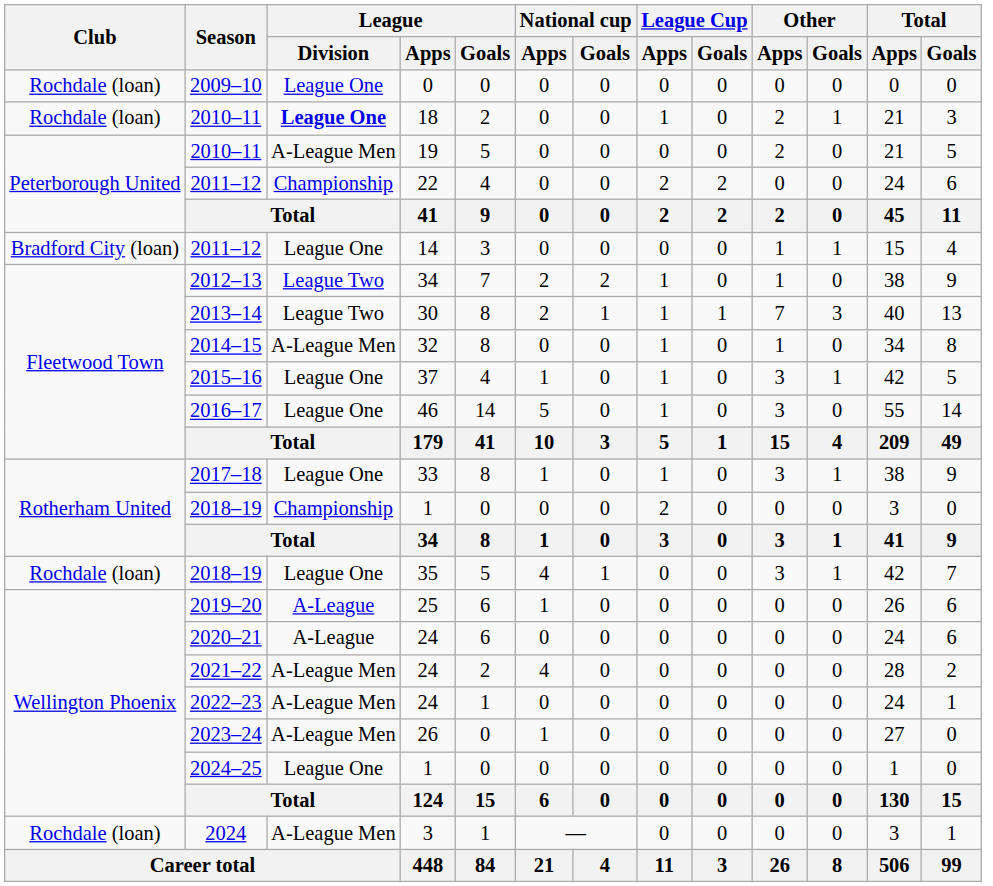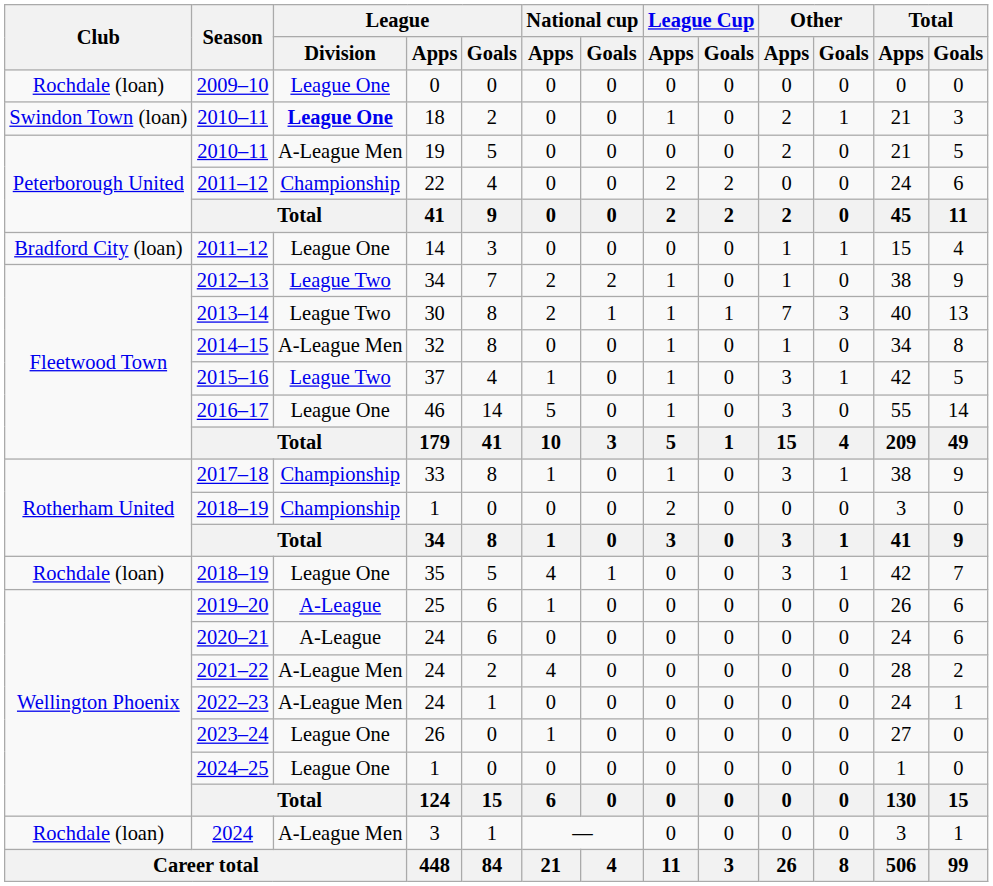(95, 118) Rochdale (loan) -> (98, 118) Swindon Town (loan)
(333, 378) League One -> (340, 378) League Two
(333, 475) League One -> (340, 475) Championship
(333, 735) A-League Men -> (340, 735) League One
